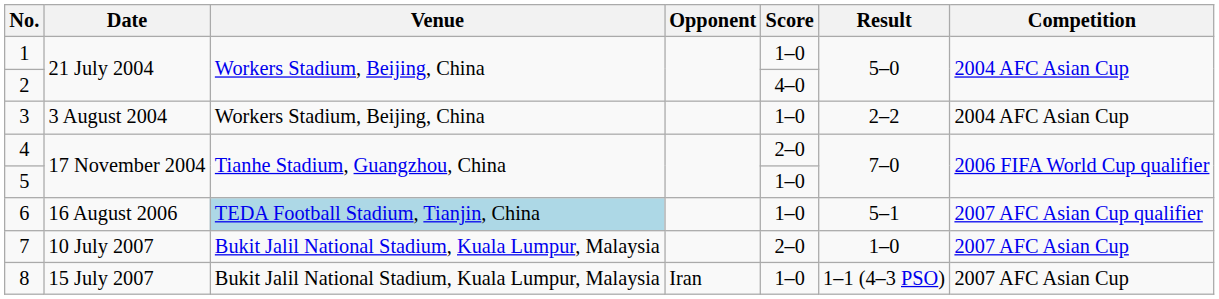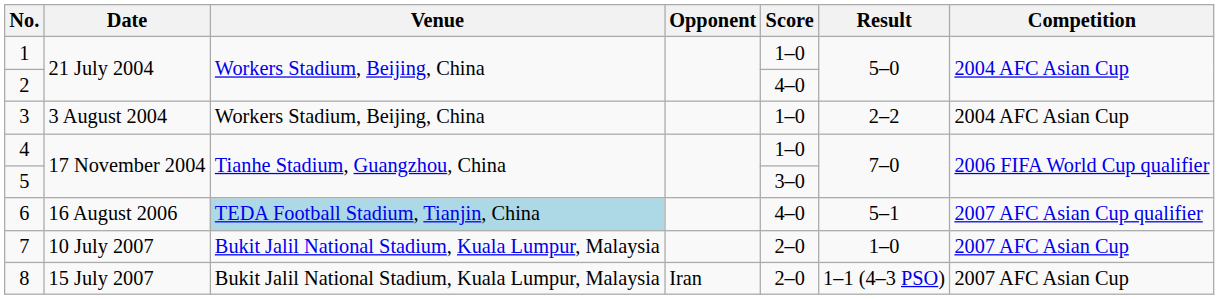(790, 149) 2–0 -> (790, 149) 1–0
(790, 181) 1–0 -> (790, 181) 3–0
(790, 213) 1–0 -> (790, 213) 4–0
(790, 278) 1–0 -> (790, 278) 2–0
